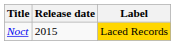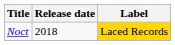(46, 31) 2015 -> (46, 31) 2018
